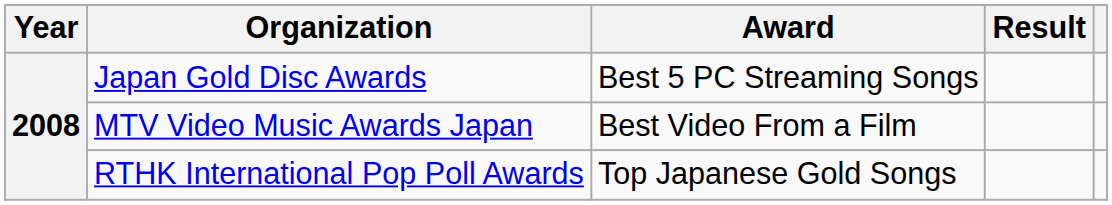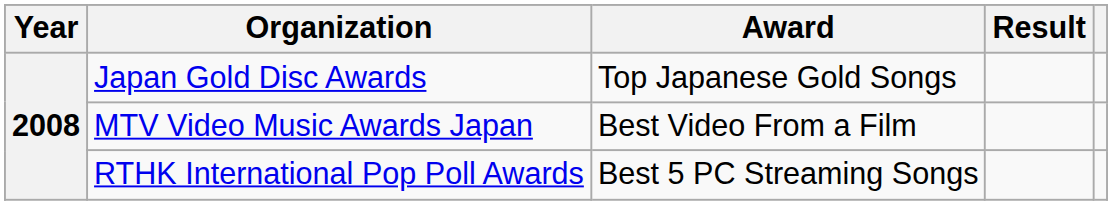(788, 77) Best 5 PC Streaming Songs -> (777, 77) Top Japanese Gold Songs
(777, 174) Top Japanese Gold Songs -> (788, 174) Best 5 PC Streaming Songs
